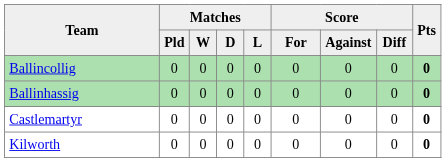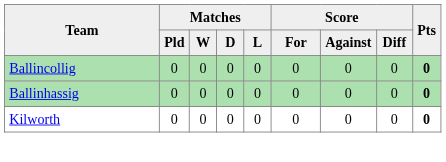- row: (46, 119)
